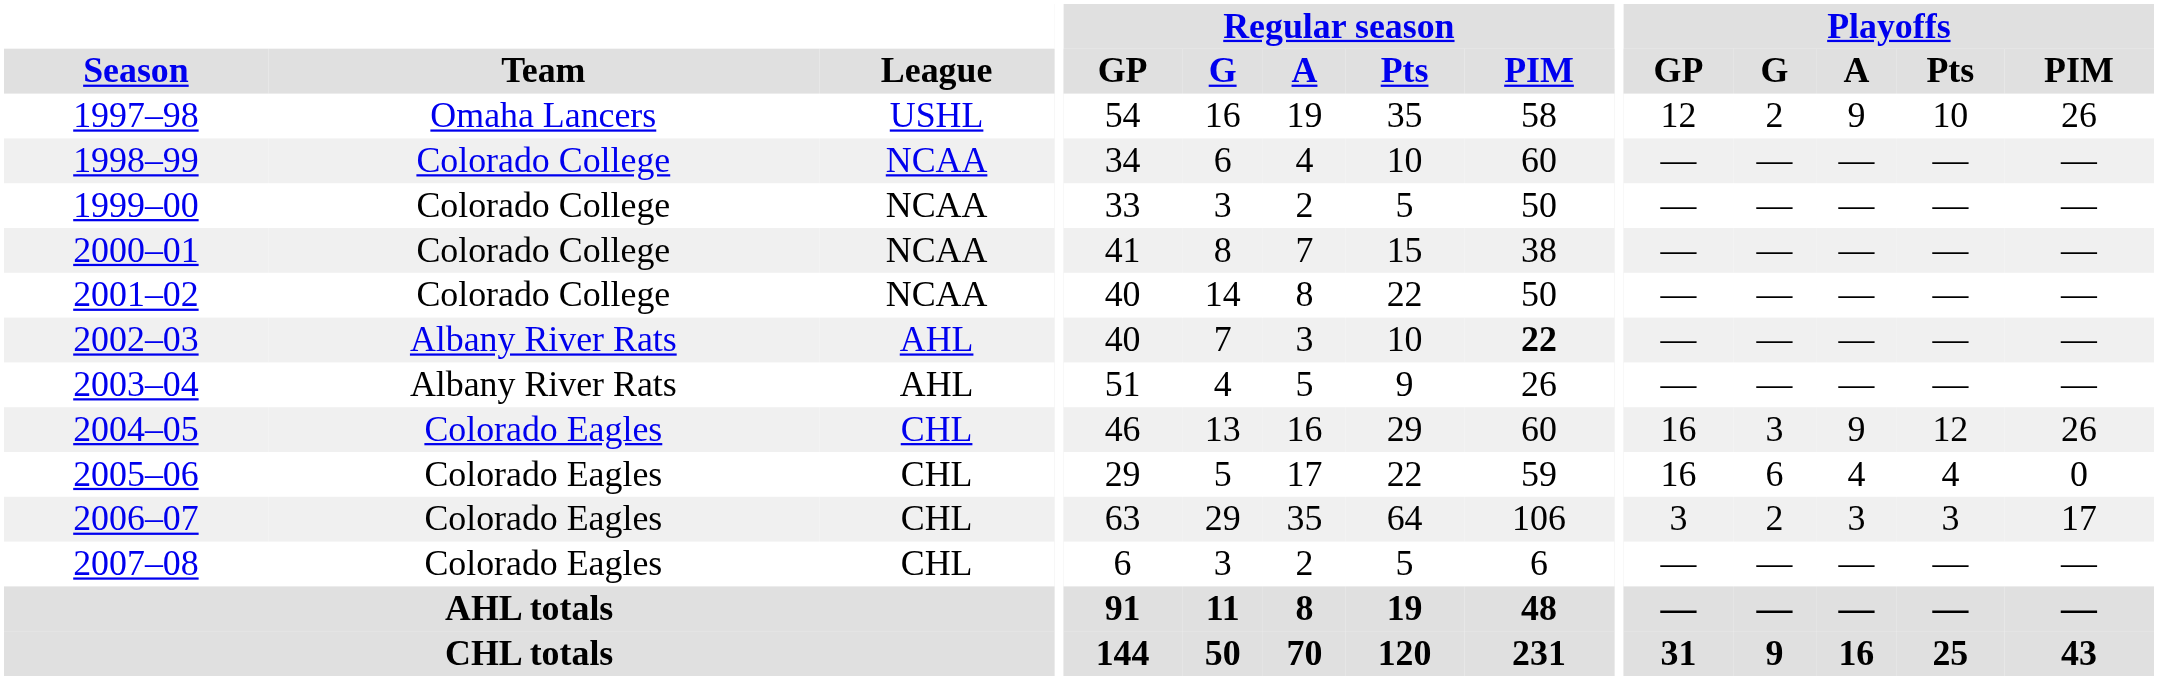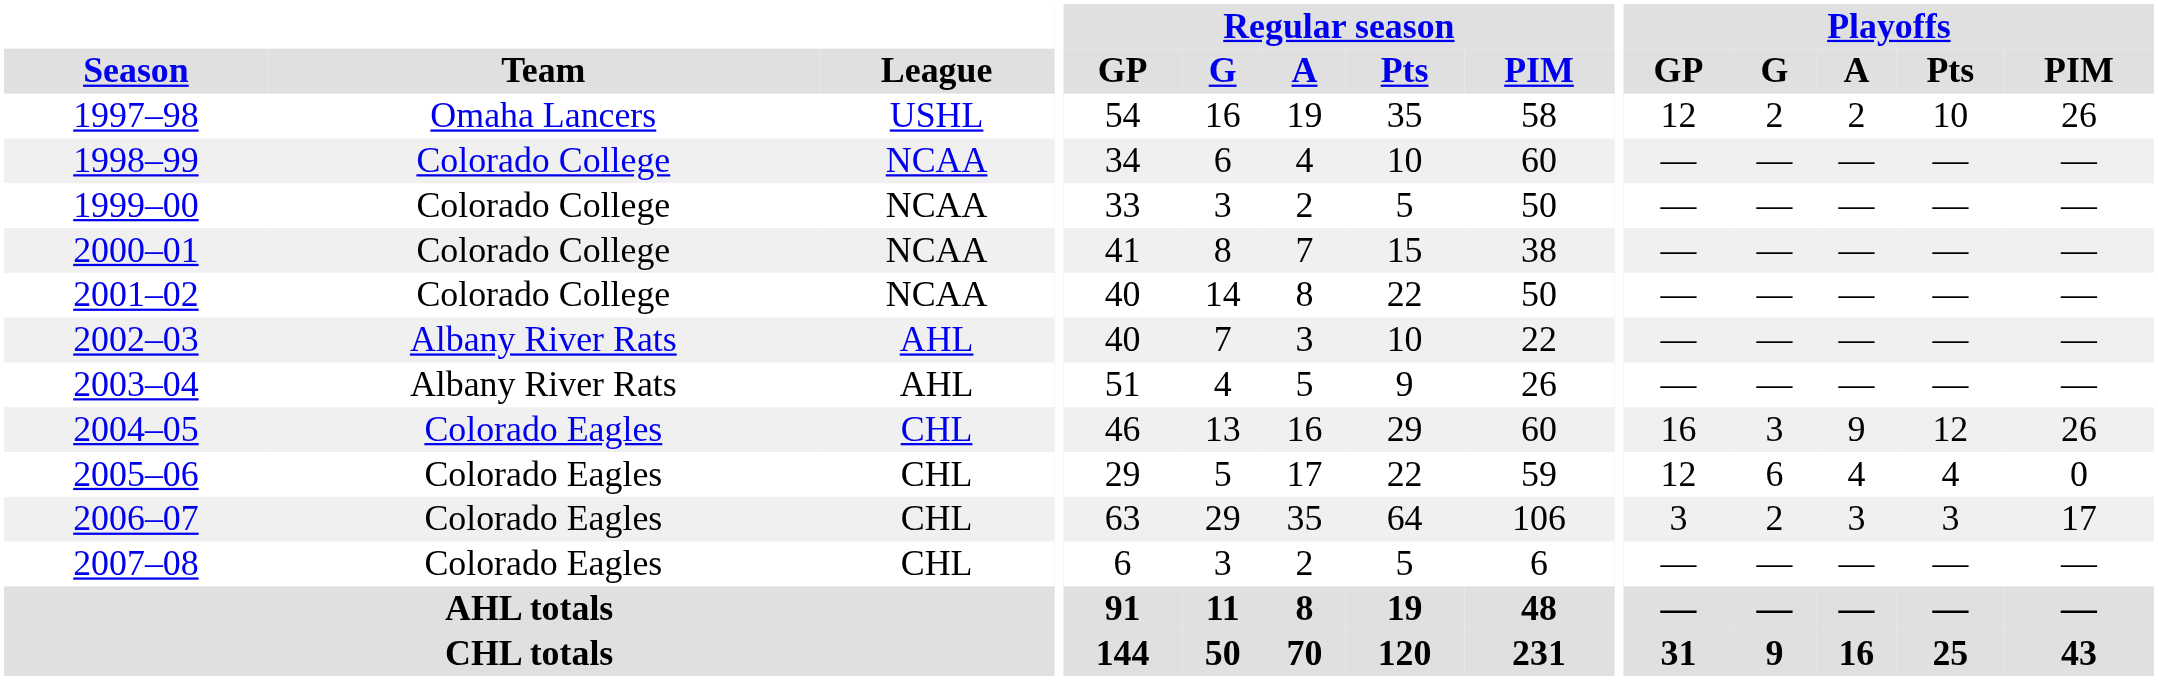(1856, 115) 9 -> (1856, 115) 2
(1539, 339) bold -> (1539, 339) normal
(1678, 473) 16 -> (1678, 473) 12
